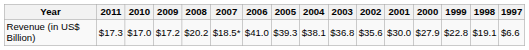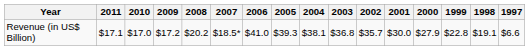(111, 32) $17.3 -> (111, 32) $17.1
(371, 32) $35.6 -> (371, 32) $35.7
